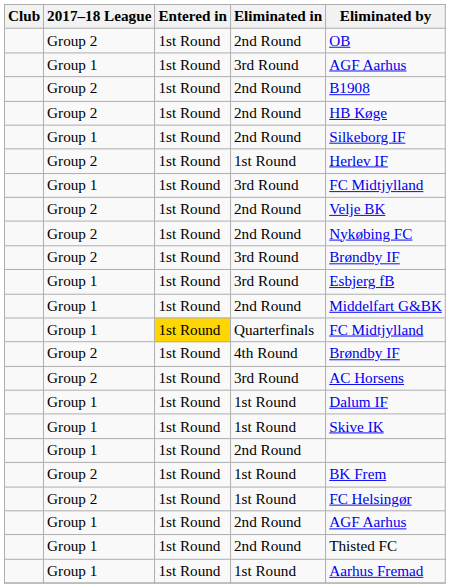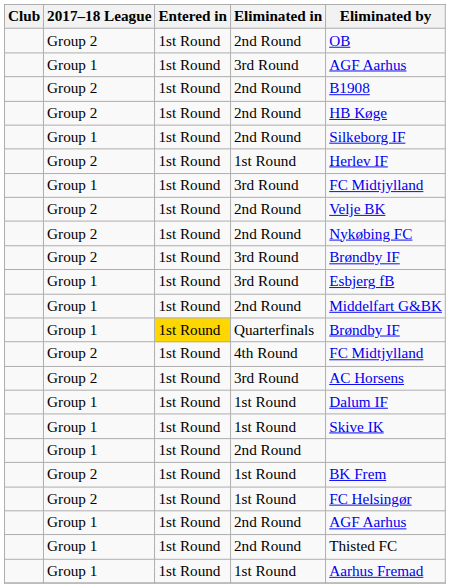(376, 329) FC Midtjylland -> (364, 329) Brøndby IF
(364, 354) Brøndby IF -> (376, 354) FC Midtjylland
